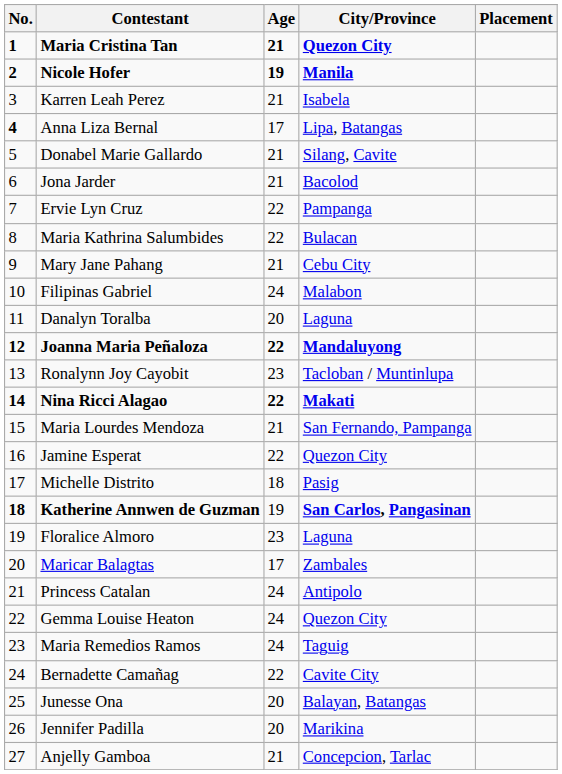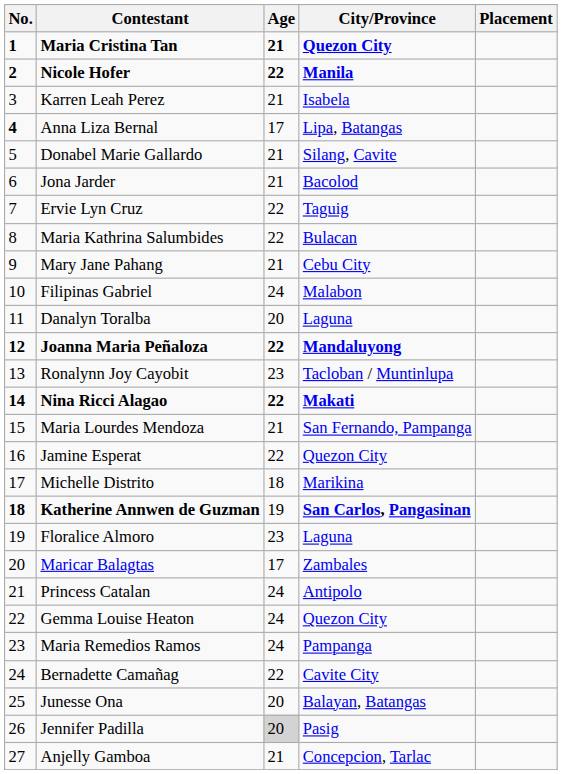(276, 72) 19 -> (276, 72) 22
(337, 209) Pampanga -> (326, 209) Taguig
(321, 482) Pasig -> (333, 482) Marikina
(326, 646) Taguig -> (337, 646) Pampanga
(276, 728) no background -> (276, 728) lightgrey background
(333, 728) Marikina -> (321, 728) Pasig
